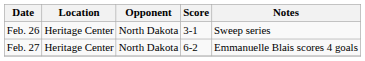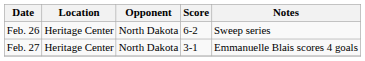(190, 30) 3-1 -> (190, 30) 6-2
(190, 47) 6-2 -> (190, 47) 3-1
